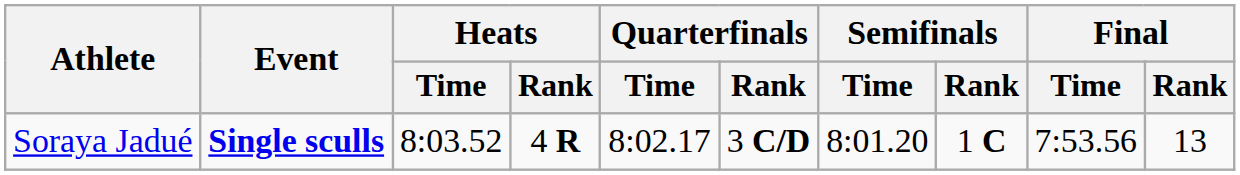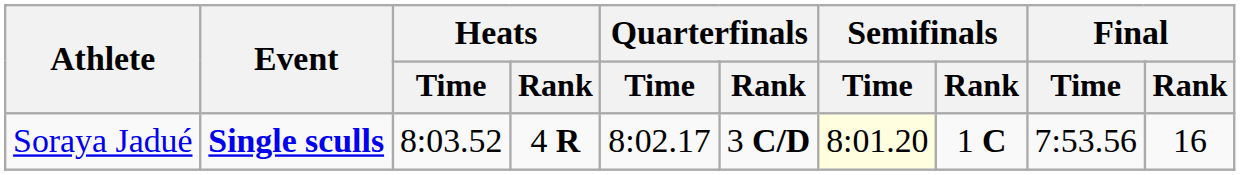(877, 141) no background -> (877, 141) lightyellow background
(1190, 141) 13 -> (1190, 141) 16
